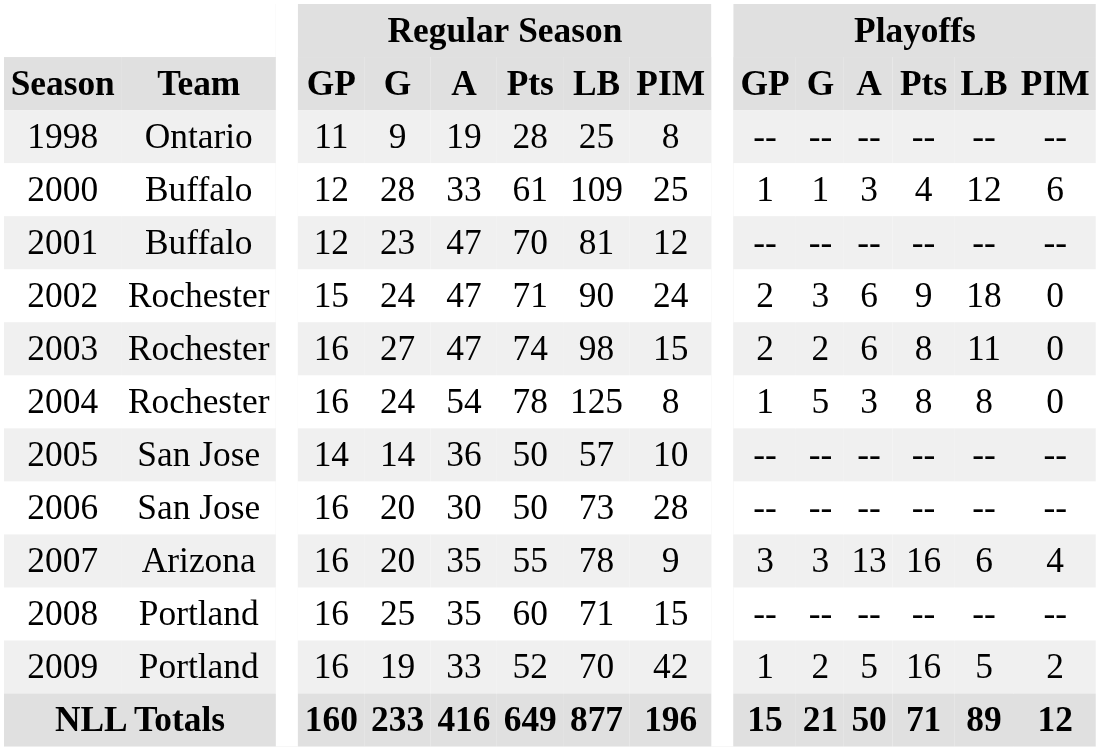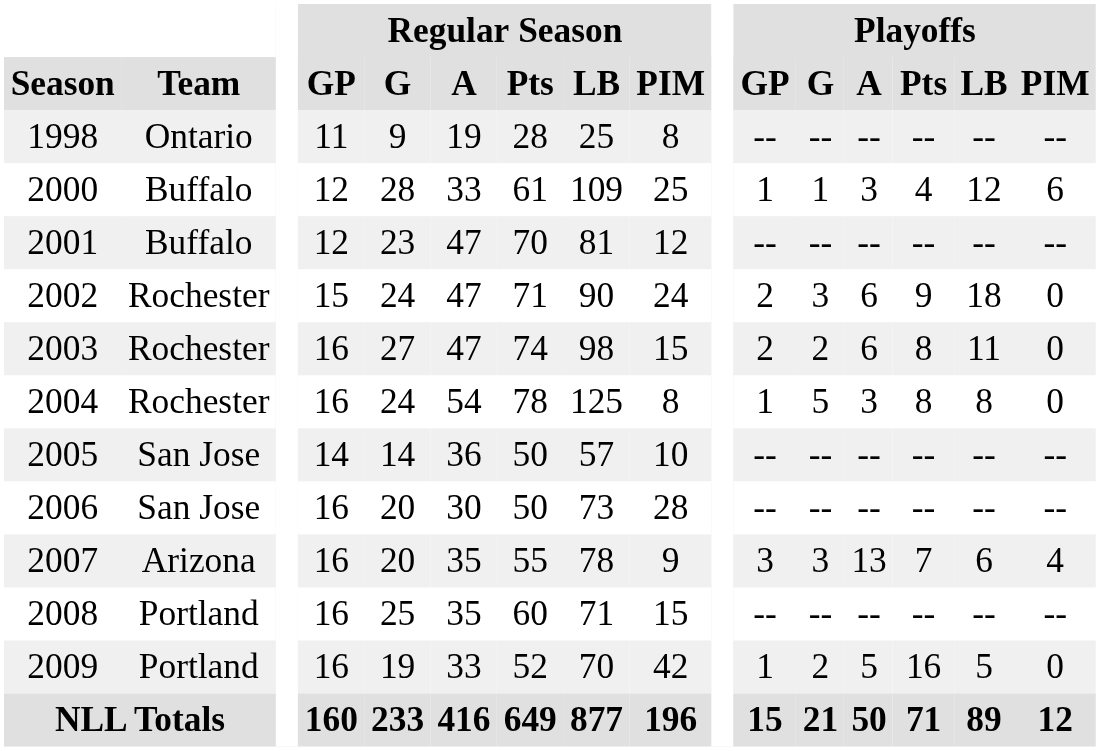(924, 560) 16 -> (924, 560) 7
(1055, 666) 2 -> (1055, 666) 0
